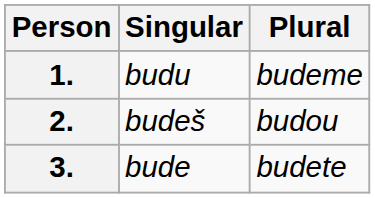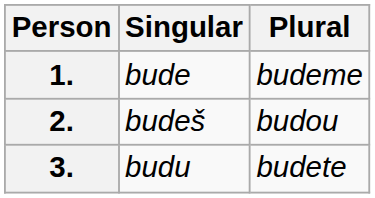(158, 74) budu -> (158, 74) bude
(158, 167) bude -> (158, 167) budu
